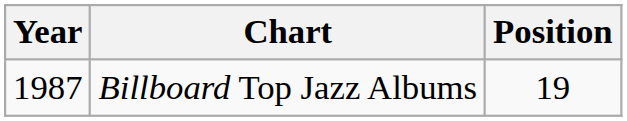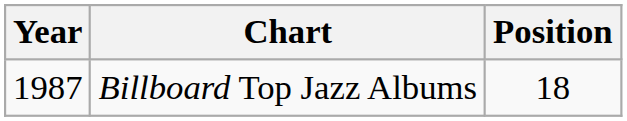(553, 87) 19 -> (553, 87) 18
